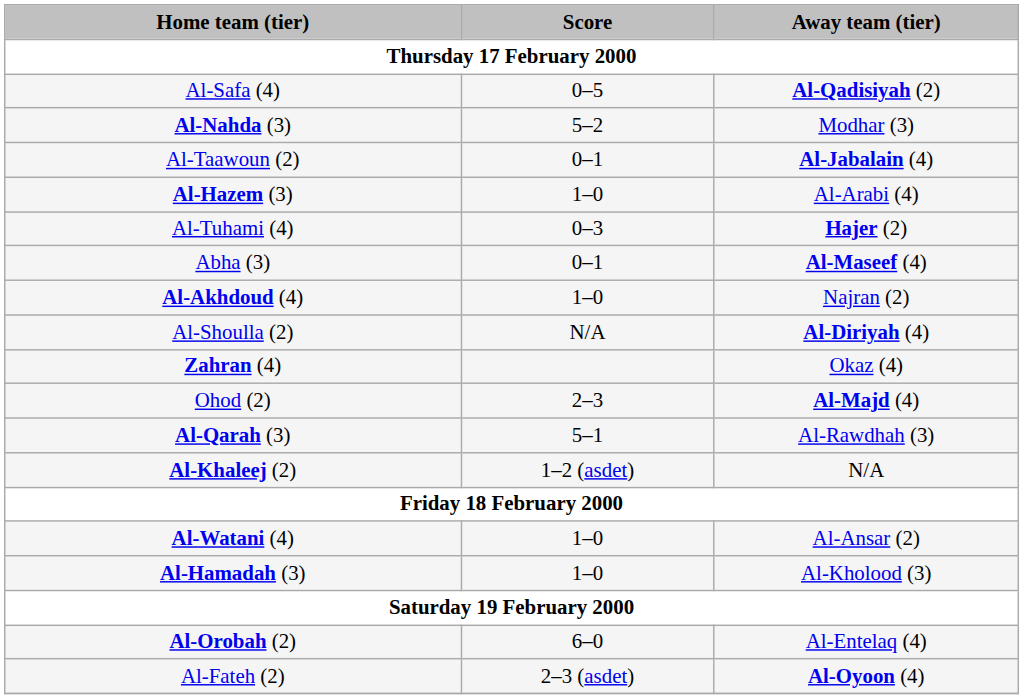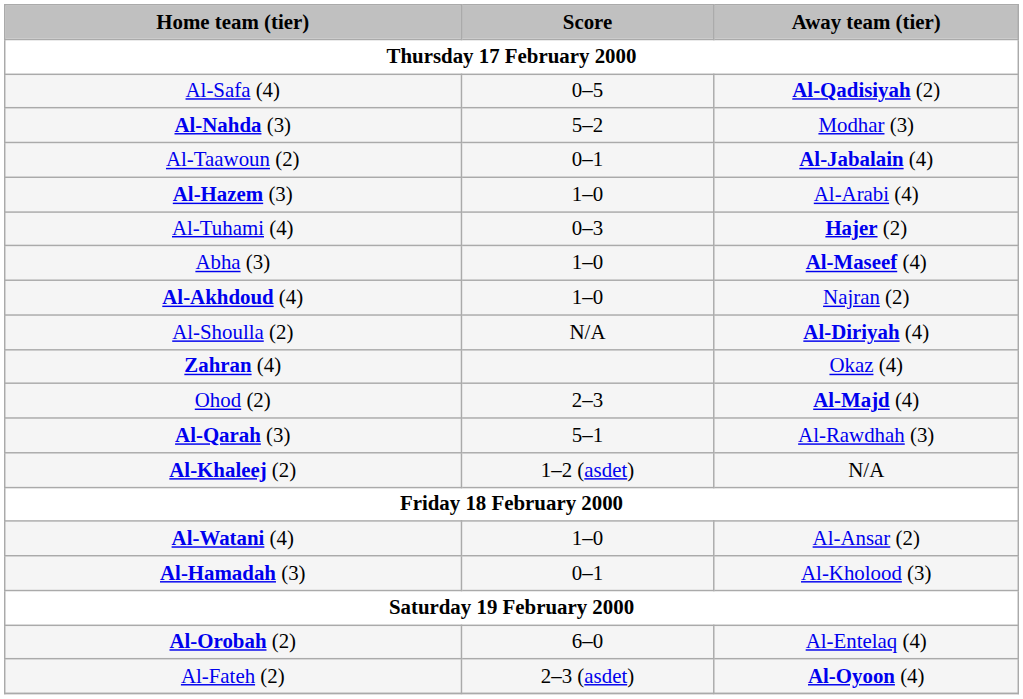(588, 263) 0–1 -> (588, 263) 1–0
(588, 573) 1–0 -> (588, 573) 0–1
